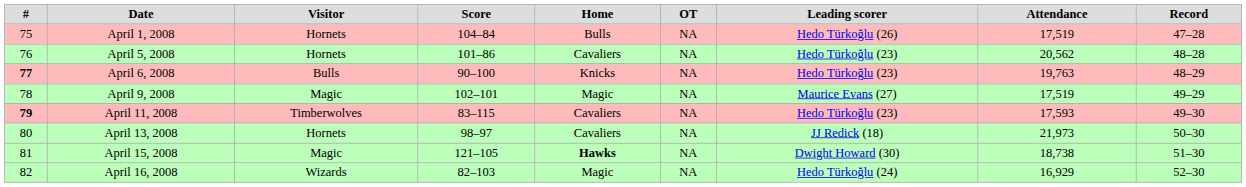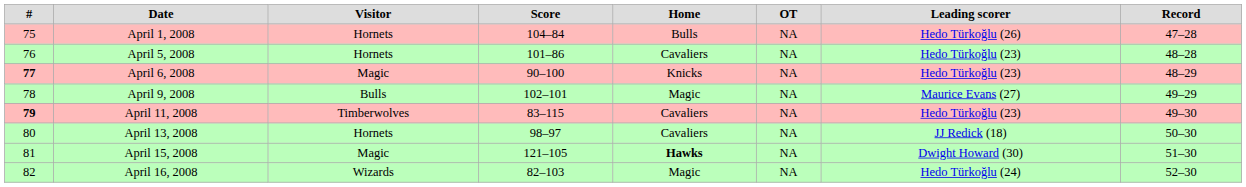- column: (1057, 14)
(326, 73) Bulls -> (373, 73) Magic
(326, 93) Magic -> (373, 93) Bulls
